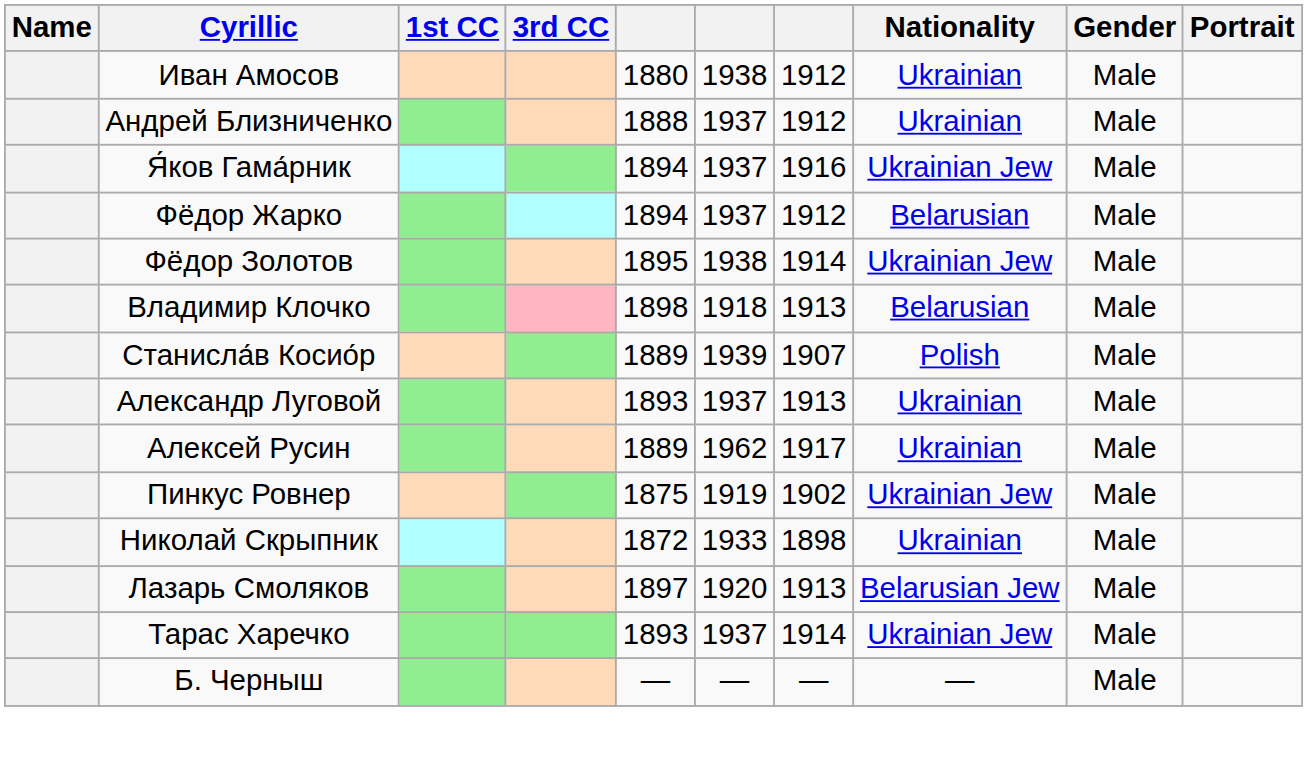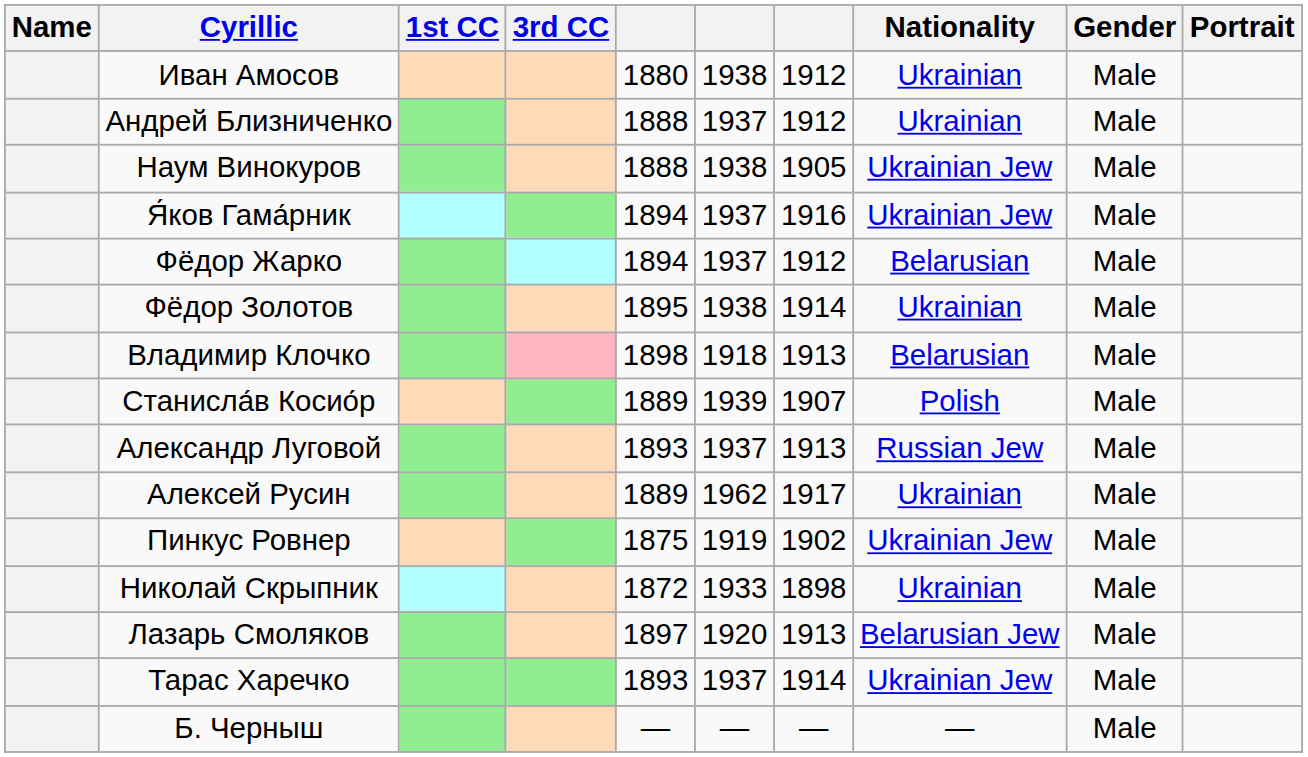+ row: (249, 167)
(960, 261) Ukrainian Jew -> (960, 307) Ukrainian
(960, 401) Ukrainian -> (960, 448) Russian Jew
